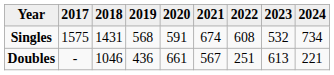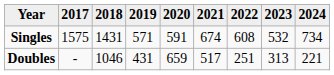(143, 37) 568 -> (143, 37) 571
(143, 59) 436 -> (143, 59) 431
(177, 59) 661 -> (177, 59) 659
(211, 59) 567 -> (211, 59) 517
(278, 59) 613 -> (278, 59) 313
